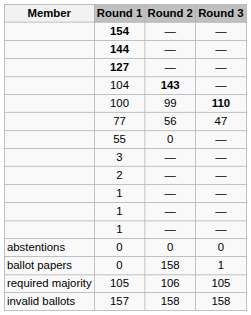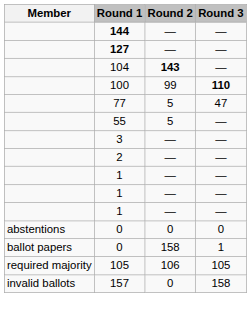- row: (120, 31)
(170, 121) 56 -> (170, 103) 5
(170, 139) 0 -> (170, 121) 5
(170, 301) 158 -> (170, 283) 0
